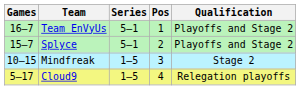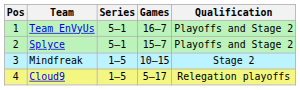columns swapped: (161, 12) <-> (22, 12)
